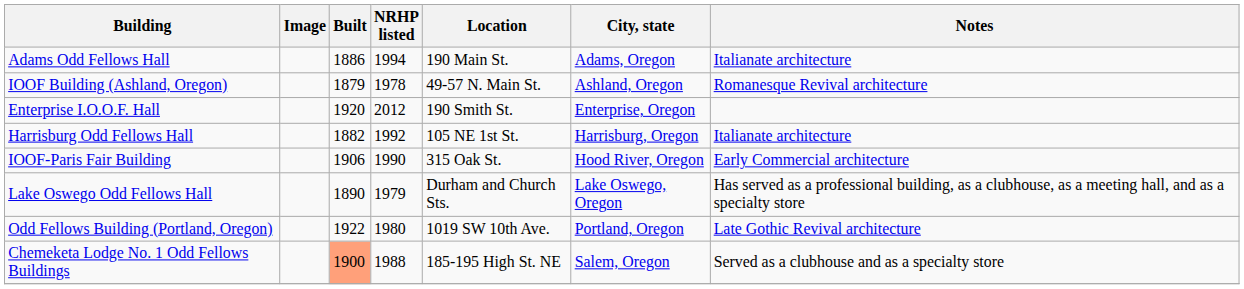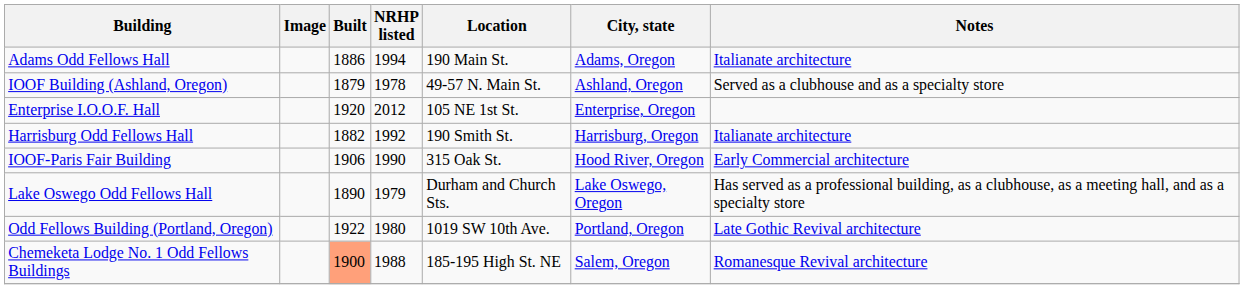(821, 85) Romanesque Revival architecture -> (859, 85) Served as a clubhouse and as a specialty store
(470, 110) 190 Smith St. -> (472, 110) 105 NE 1st St.
(472, 135) 105 NE 1st St. -> (470, 135) 190 Smith St.
(859, 262) Served as a clubhouse and as a specialty store -> (821, 262) Romanesque Revival architecture
